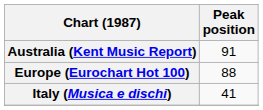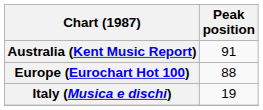(229, 94) 41 -> (229, 94) 19
